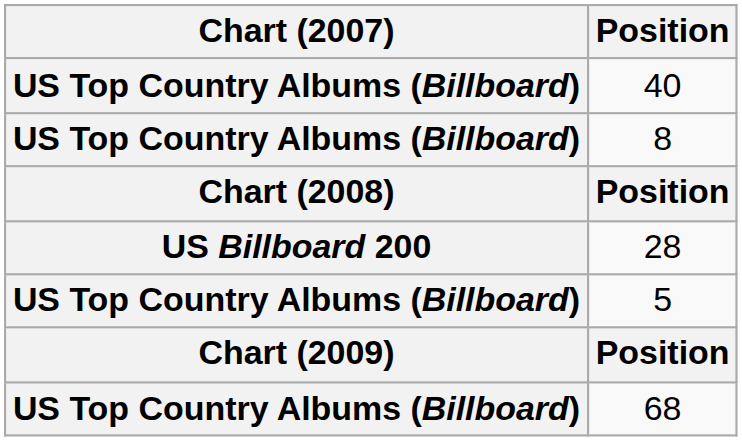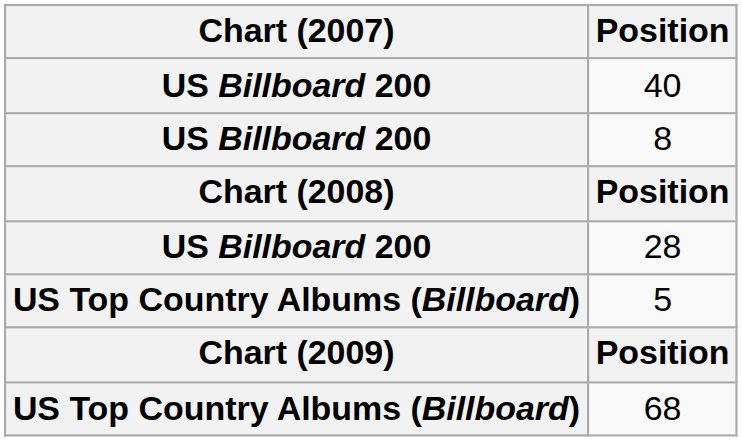(296, 85) US Top Country Albums (Billboard) -> (296, 85) US Billboard 200
(296, 138) US Top Country Albums (Billboard) -> (296, 138) US Billboard 200
